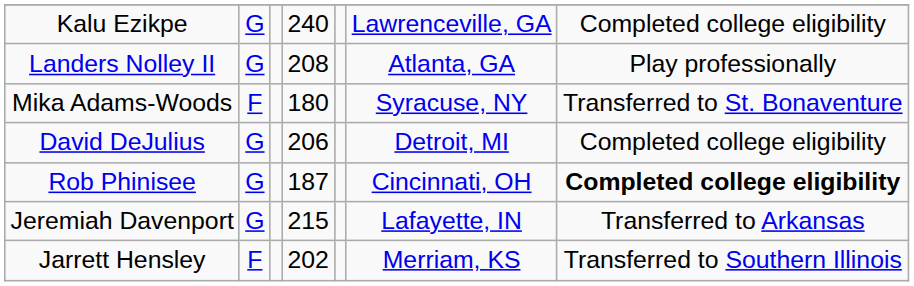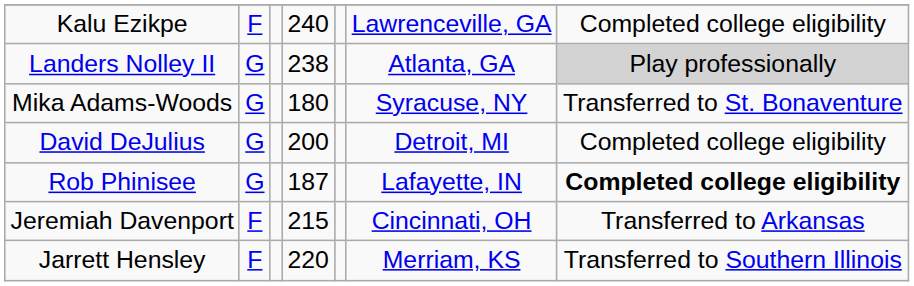(255, 24) G -> (255, 24) F
(308, 63) 208 -> (308, 63) 238
(733, 63) no background -> (733, 63) lightgrey background
(255, 102) F -> (255, 102) G
(308, 142) 206 -> (308, 142) 200
(452, 181) Cincinnati, OH -> (452, 181) Lafayette, IN
(255, 220) G -> (255, 220) F
(452, 220) Lafayette, IN -> (452, 220) Cincinnati, OH
(308, 260) 202 -> (308, 260) 220
